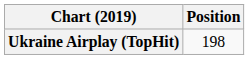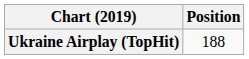(213, 41) 198 -> (213, 41) 188
